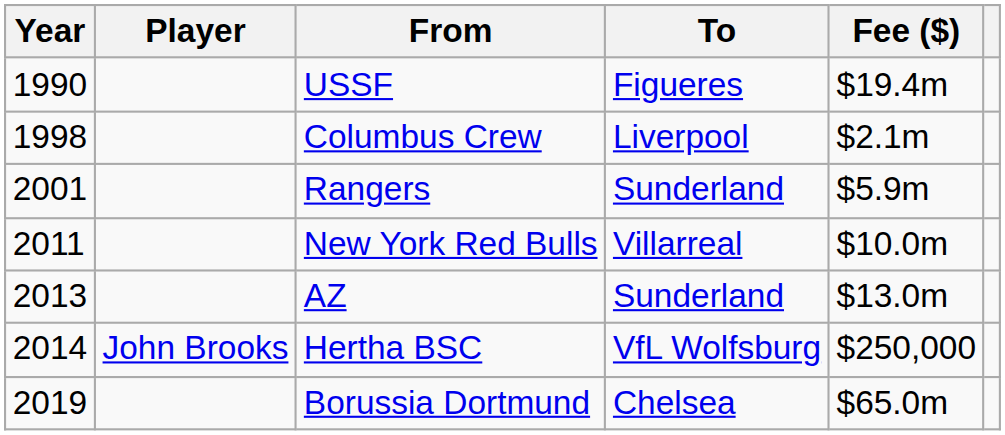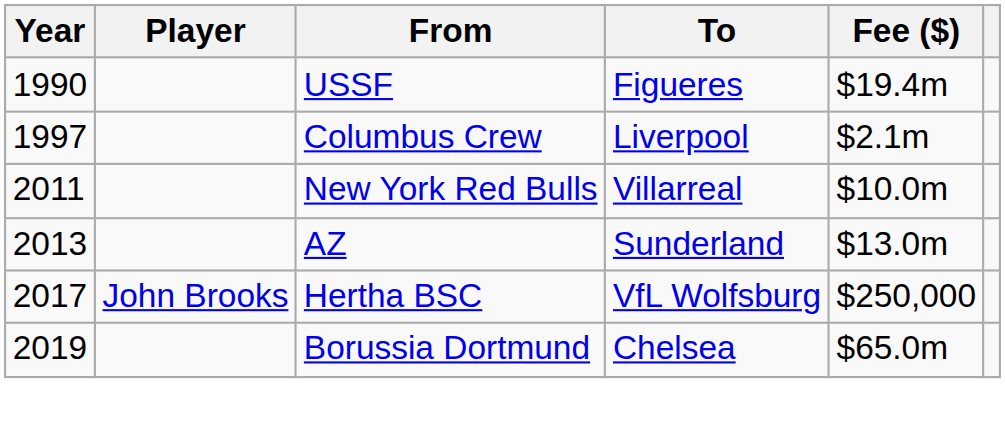(50, 137) 1998 -> (50, 137) 1997
- row: (367, 190)
(50, 349) 2014 -> (50, 296) 2017
